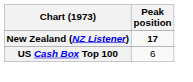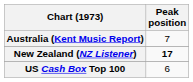+ row: (75, 38)
